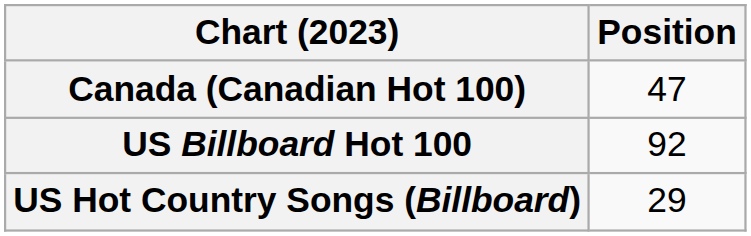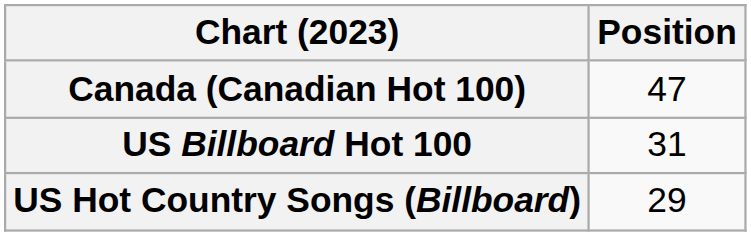(667, 144) 92 -> (667, 144) 31
